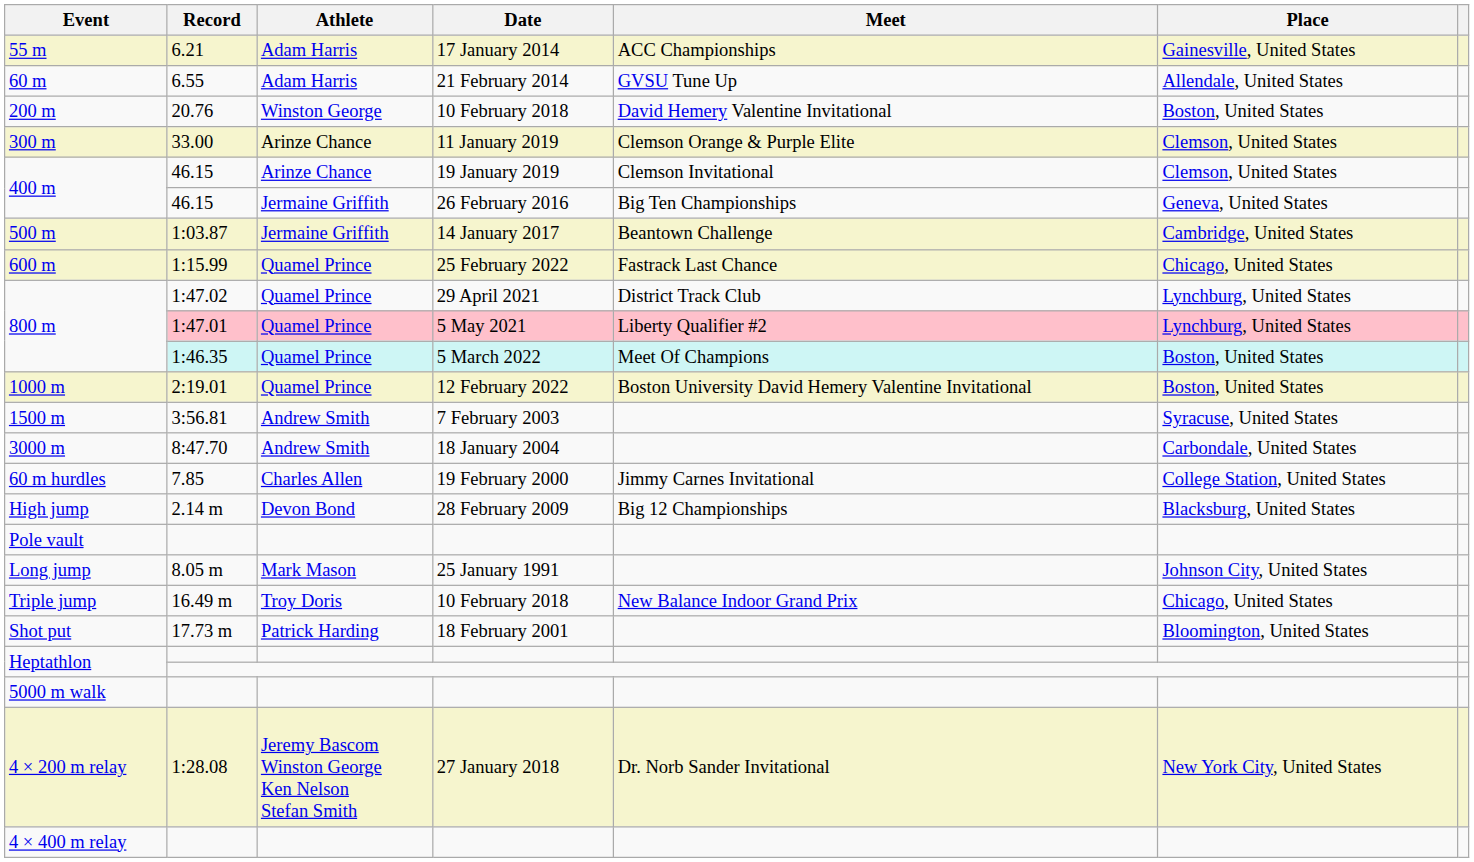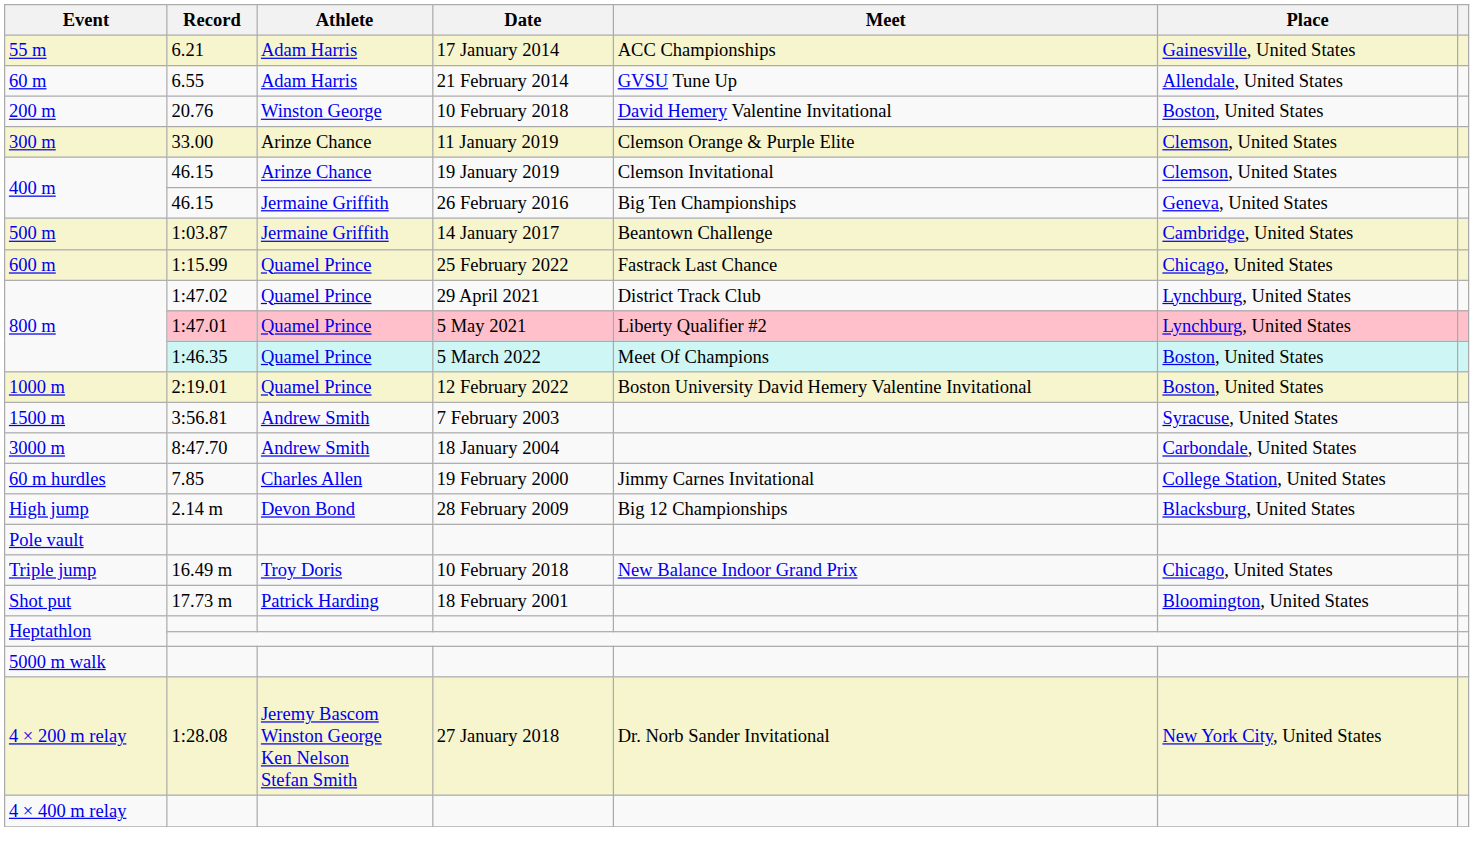- row: (50, 570)
